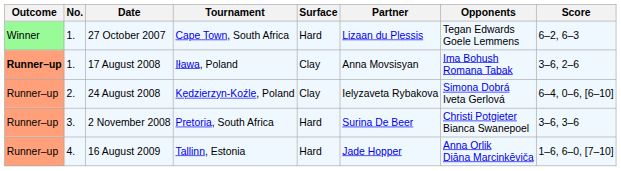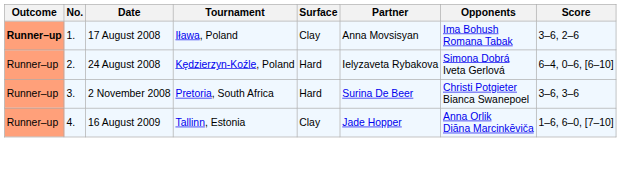- row: (127, 35)
(310, 93) Clay -> (311, 64) Hard
(311, 151) Hard -> (310, 122) Clay
